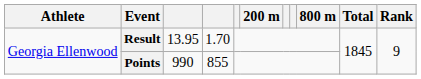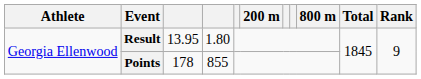(218, 39) 1.70 -> (218, 39) 1.80
(183, 63) 990 -> (183, 63) 178
